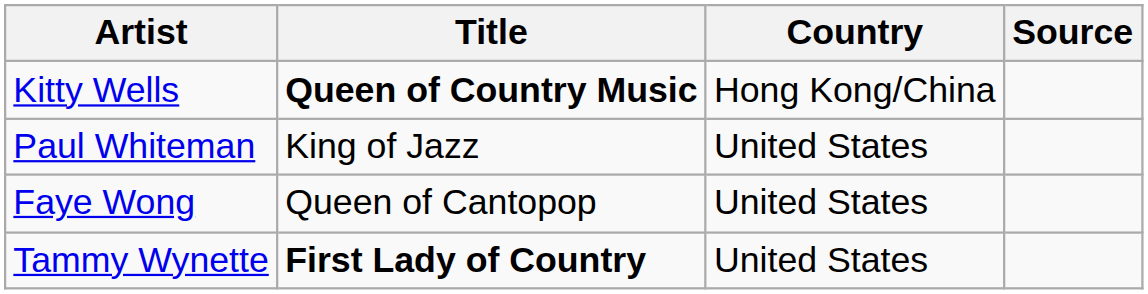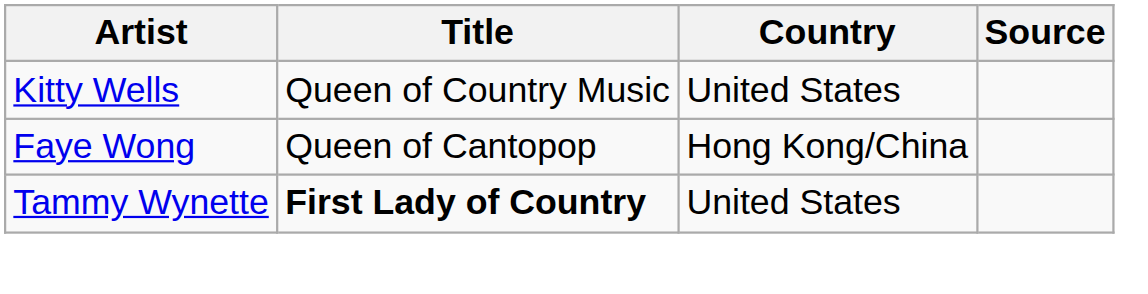(491, 89) bold -> (478, 89) normal
(855, 89) Hong Kong/China -> (794, 89) United States
- row: (134, 145)
(821, 202) United States -> (827, 145) Hong Kong/China
